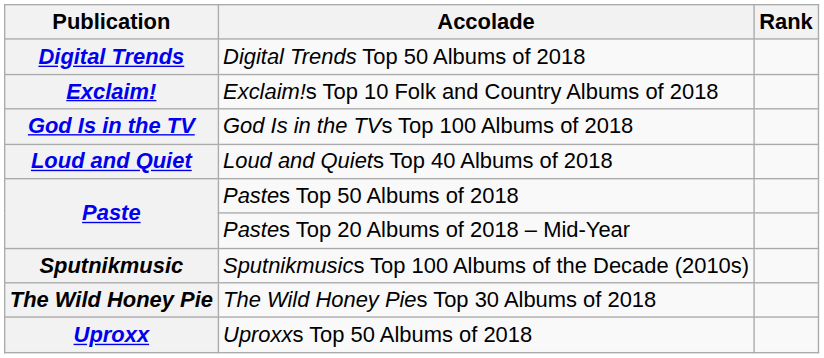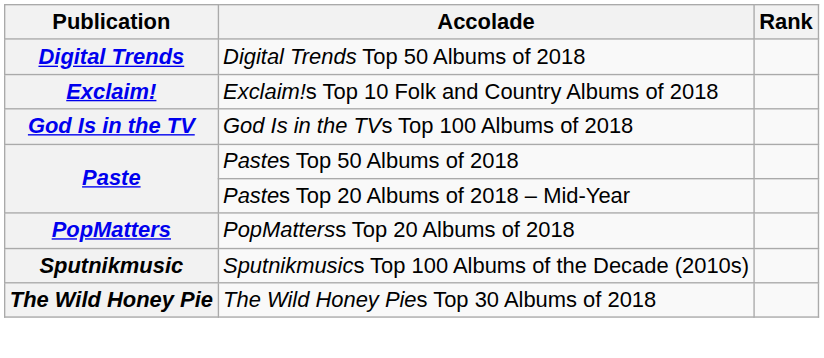- row: (111, 160)
+ row: (111, 230)
- row: (111, 334)
